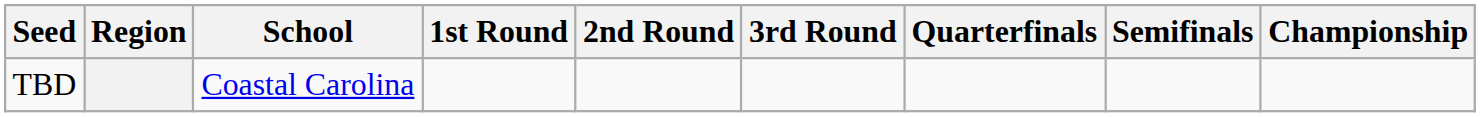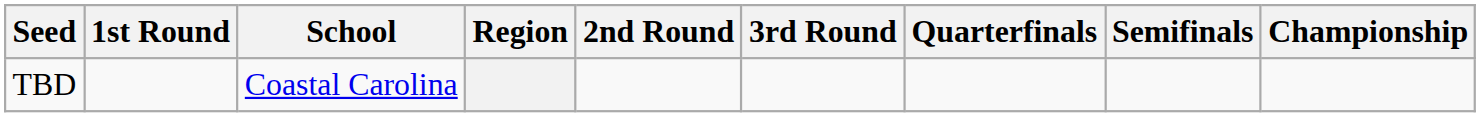columns swapped: (139, 31) <-> (499, 31)
